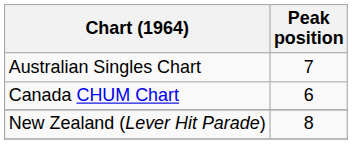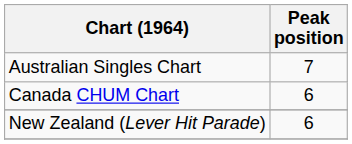(309, 124) 8 -> (309, 124) 6
